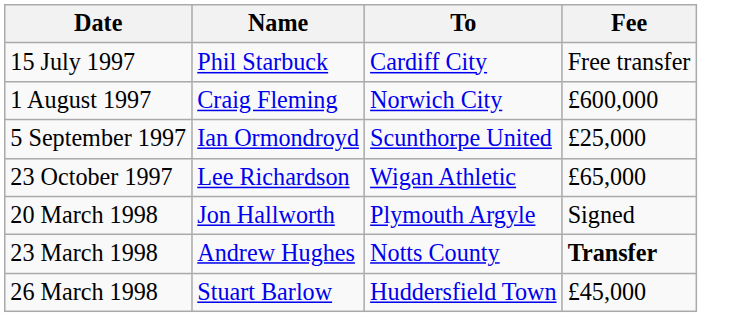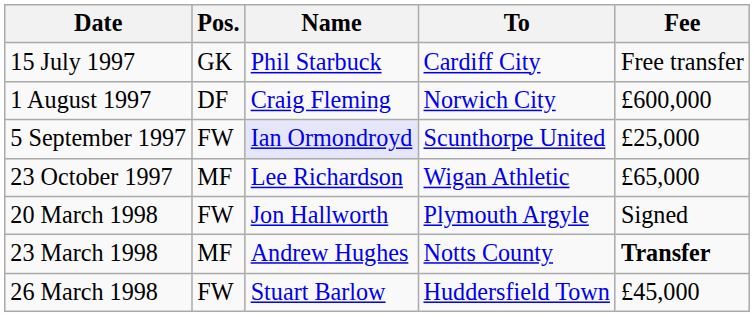+ column: (218, 23)
(278, 138) no background -> (332, 138) lavender background
